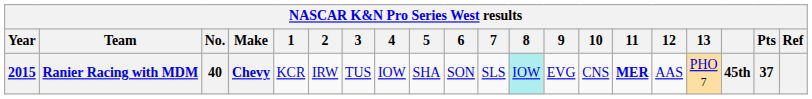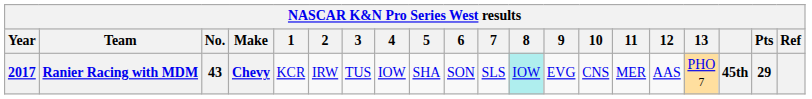(22, 73) 2015 -> (22, 73) 2017
(215, 73) 40 -> (215, 73) 43
(632, 73) bold -> (631, 73) normal
(767, 73) 37 -> (764, 73) 29
